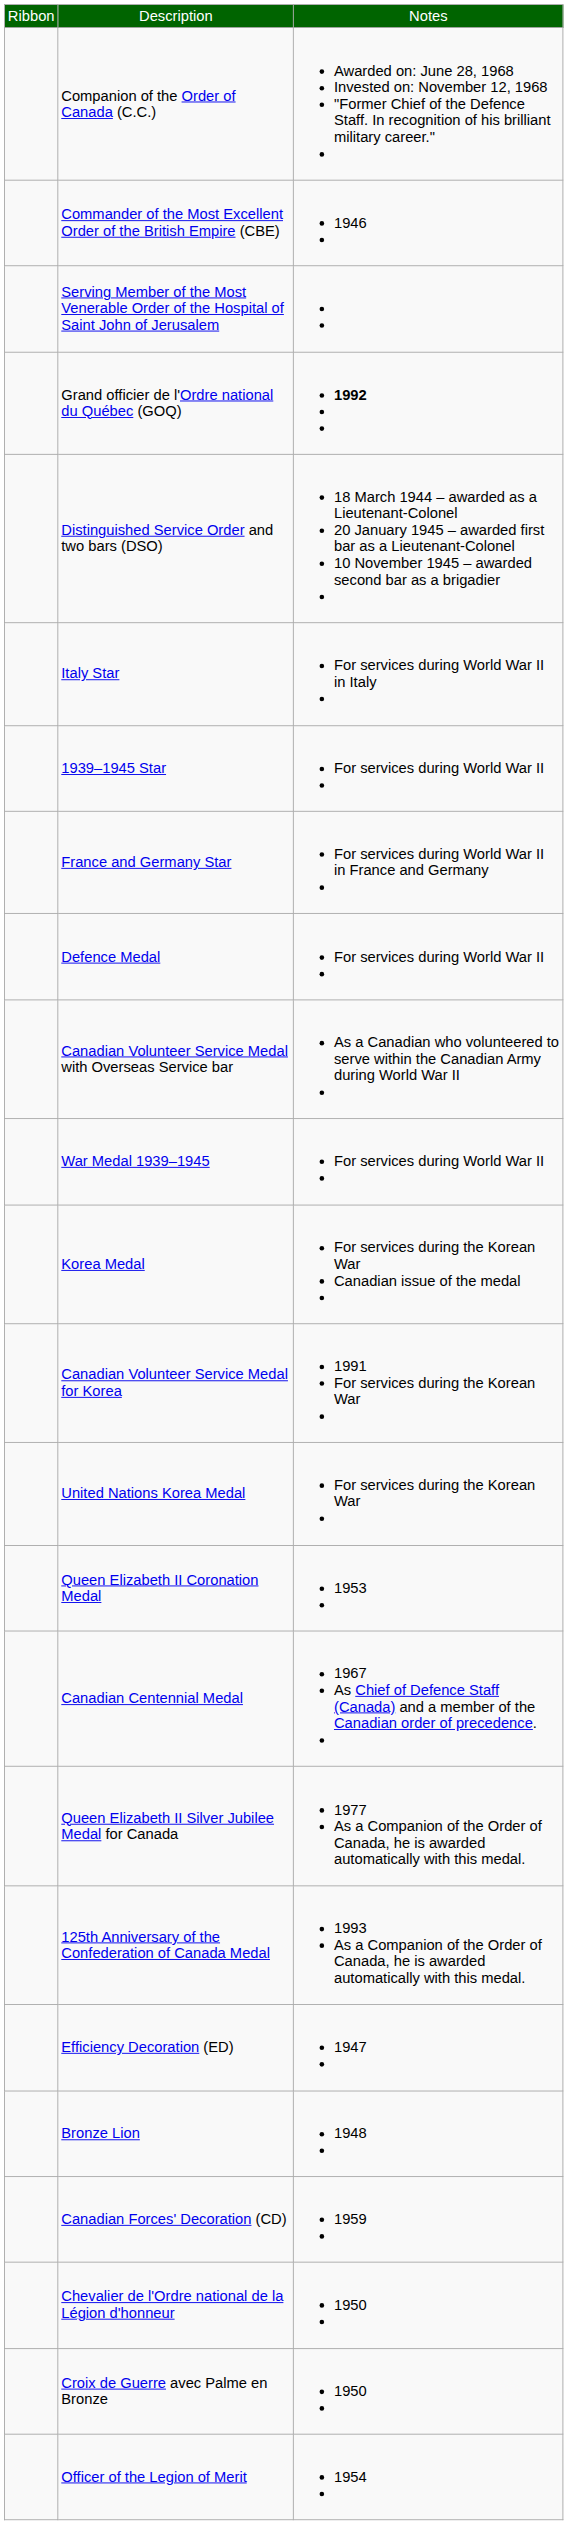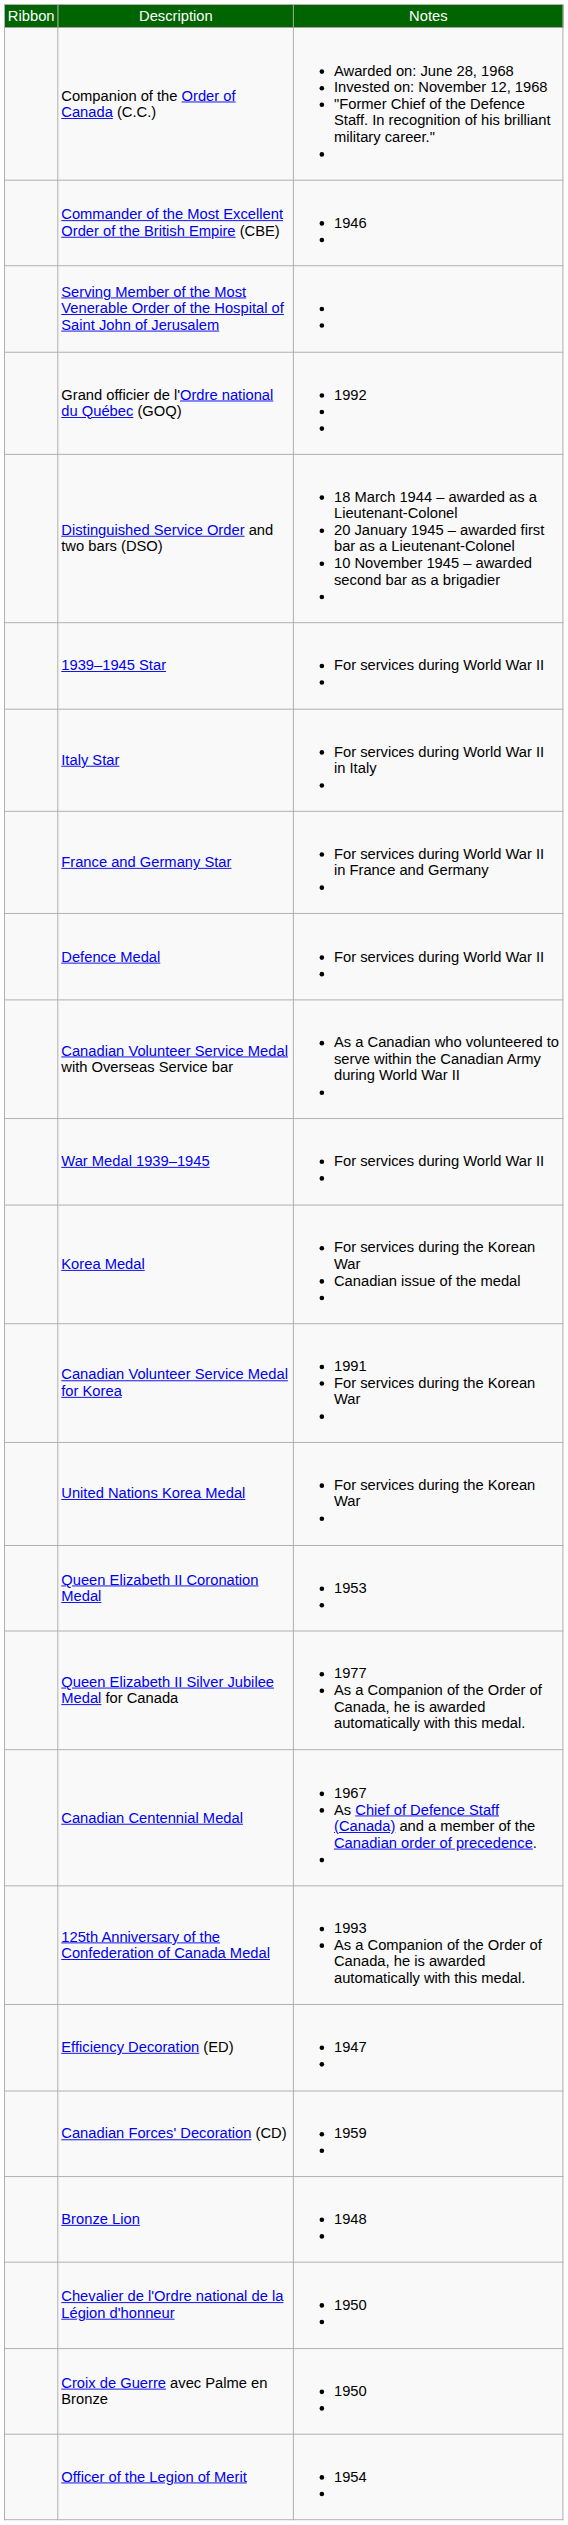(428, 411) bold -> (428, 411) normal
rows swapped: (114, 768) <-> (90, 674)
rows swapped: (152, 1698) <-> (168, 1826)
rows swapped: (174, 2219) <-> (101, 2133)
